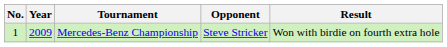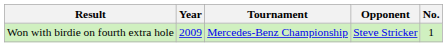columns swapped: (15, 14) <-> (356, 14)
